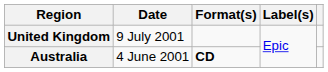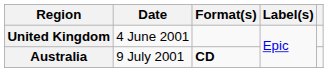(150, 36) 9 July 2001 -> (153, 36) 4 June 2001
(153, 57) 4 June 2001 -> (150, 57) 9 July 2001
